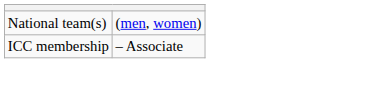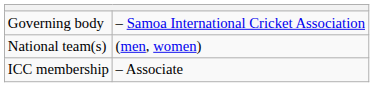+ row: (56, 22)
